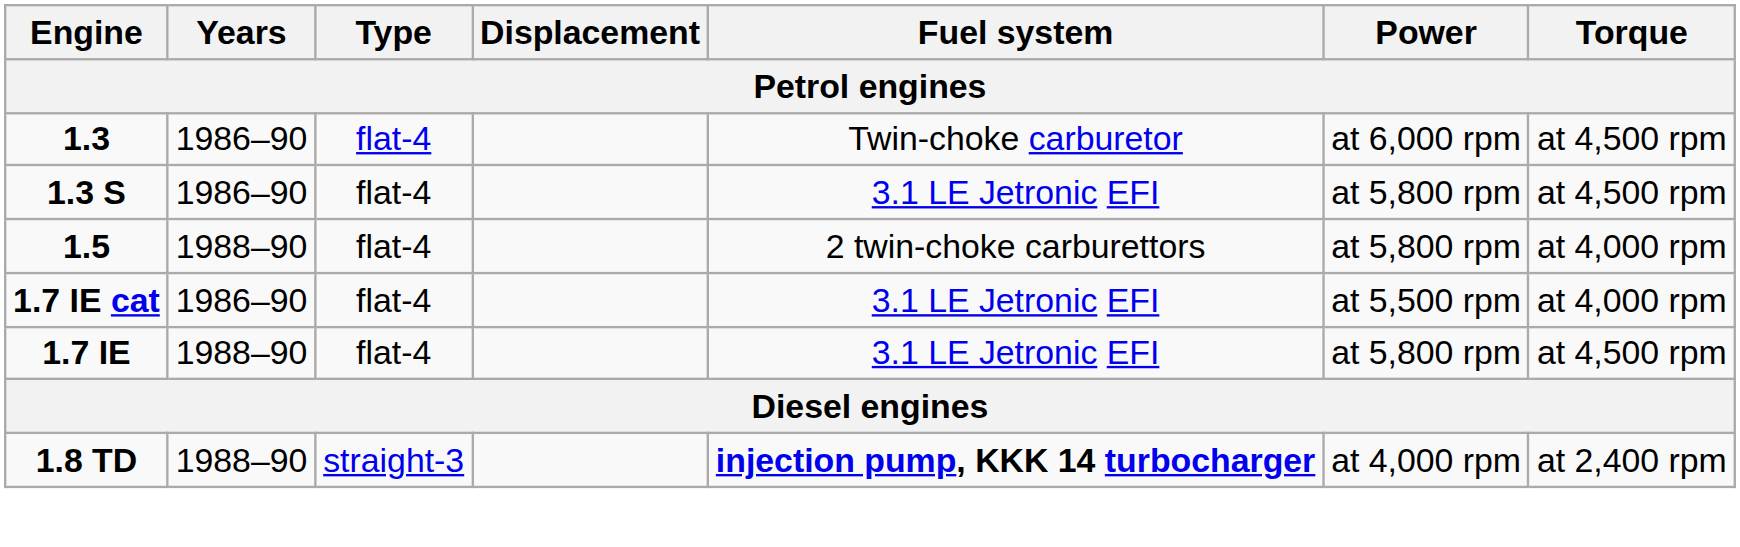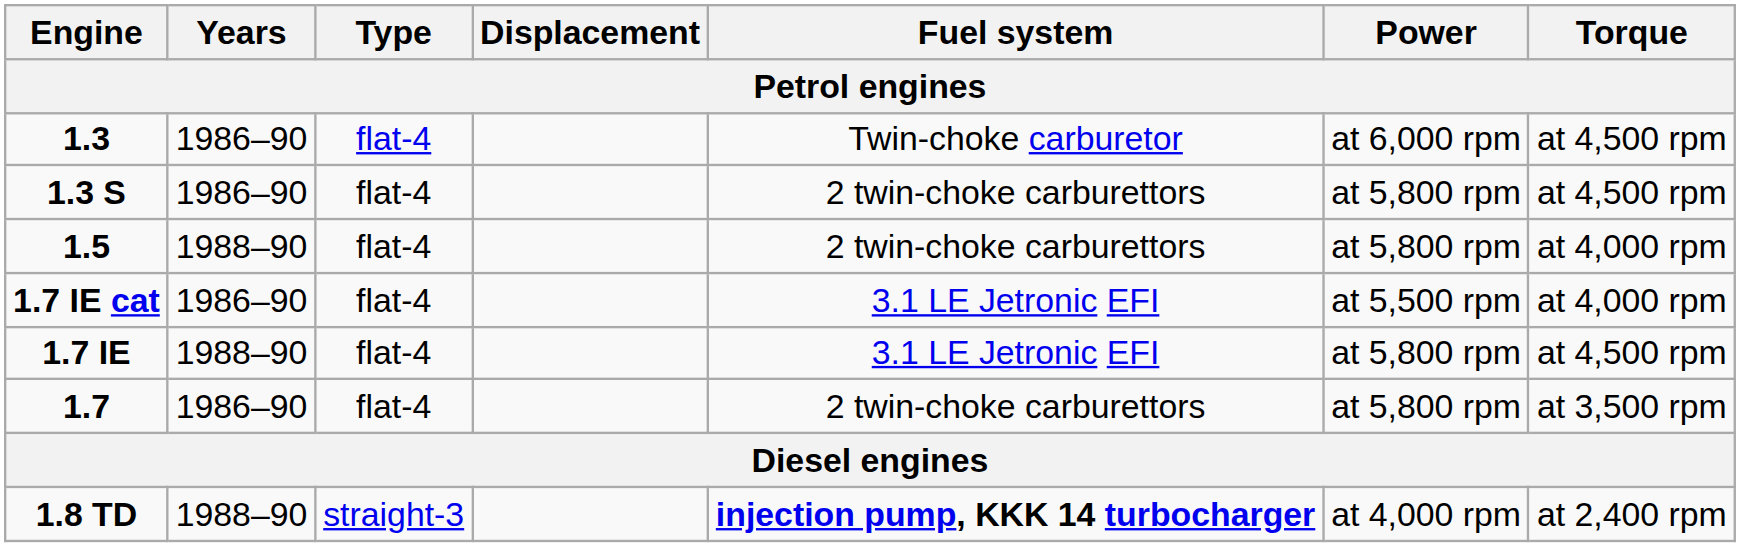(1016, 193) 3.1 LE Jetronic EFI -> (1016, 193) 2 twin-choke carburettors
+ row: (86, 407)
